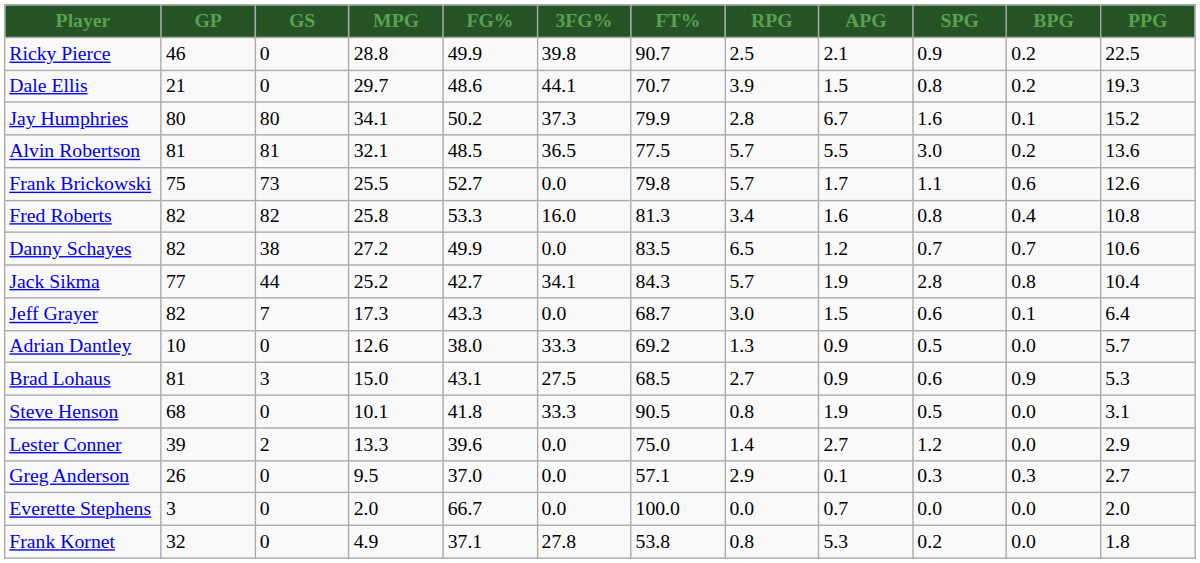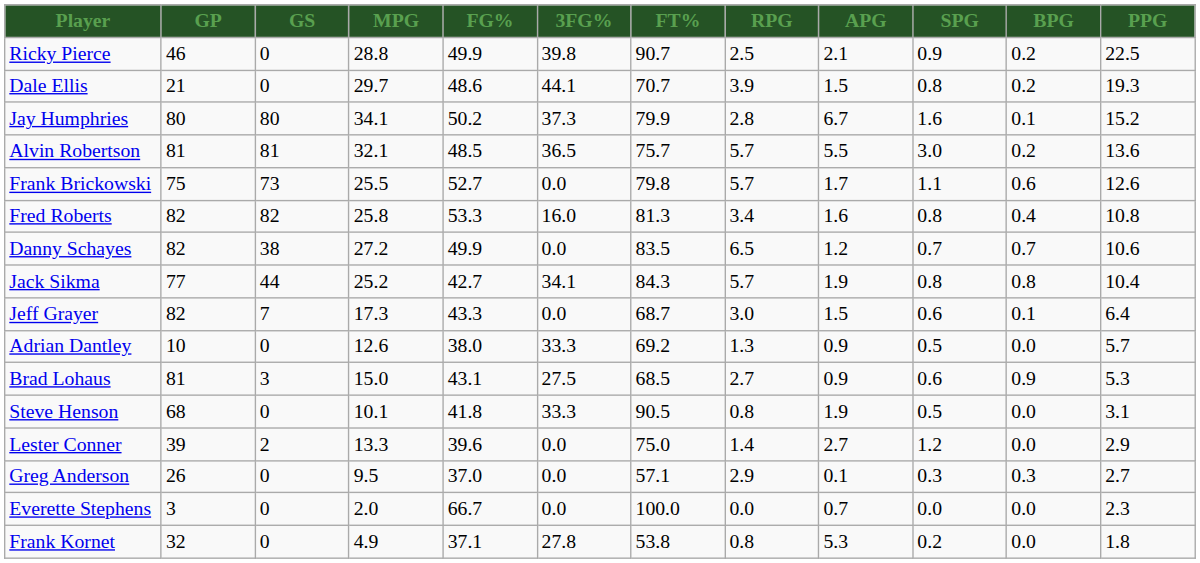(653, 151) 77.5 -> (653, 151) 75.7
(930, 281) 2.8 -> (930, 281) 0.8
(1118, 509) 2.0 -> (1118, 509) 2.3
